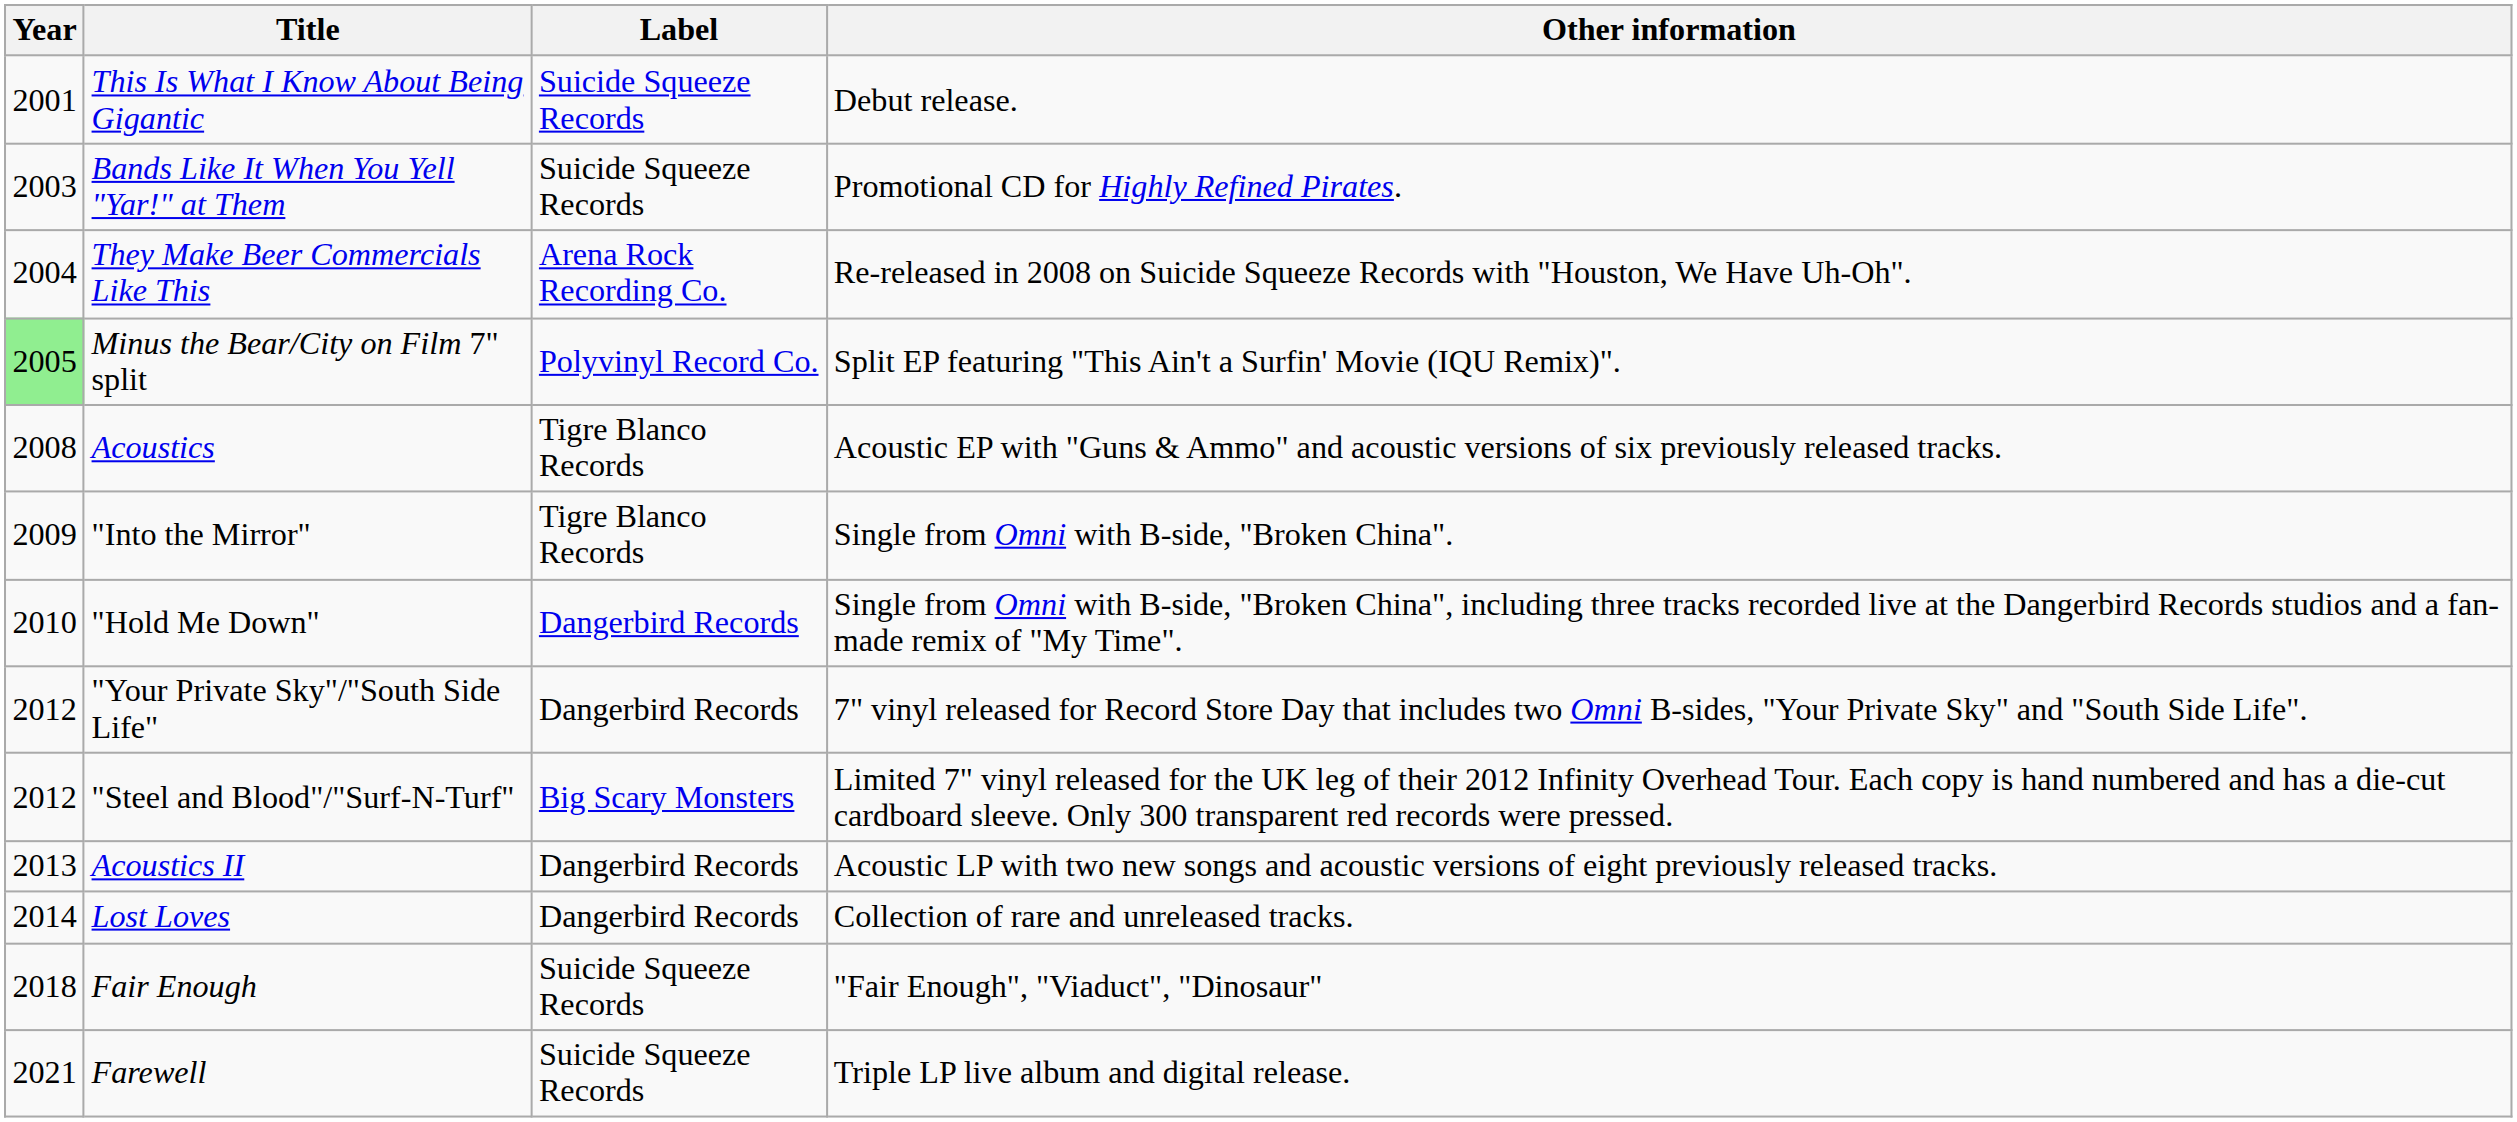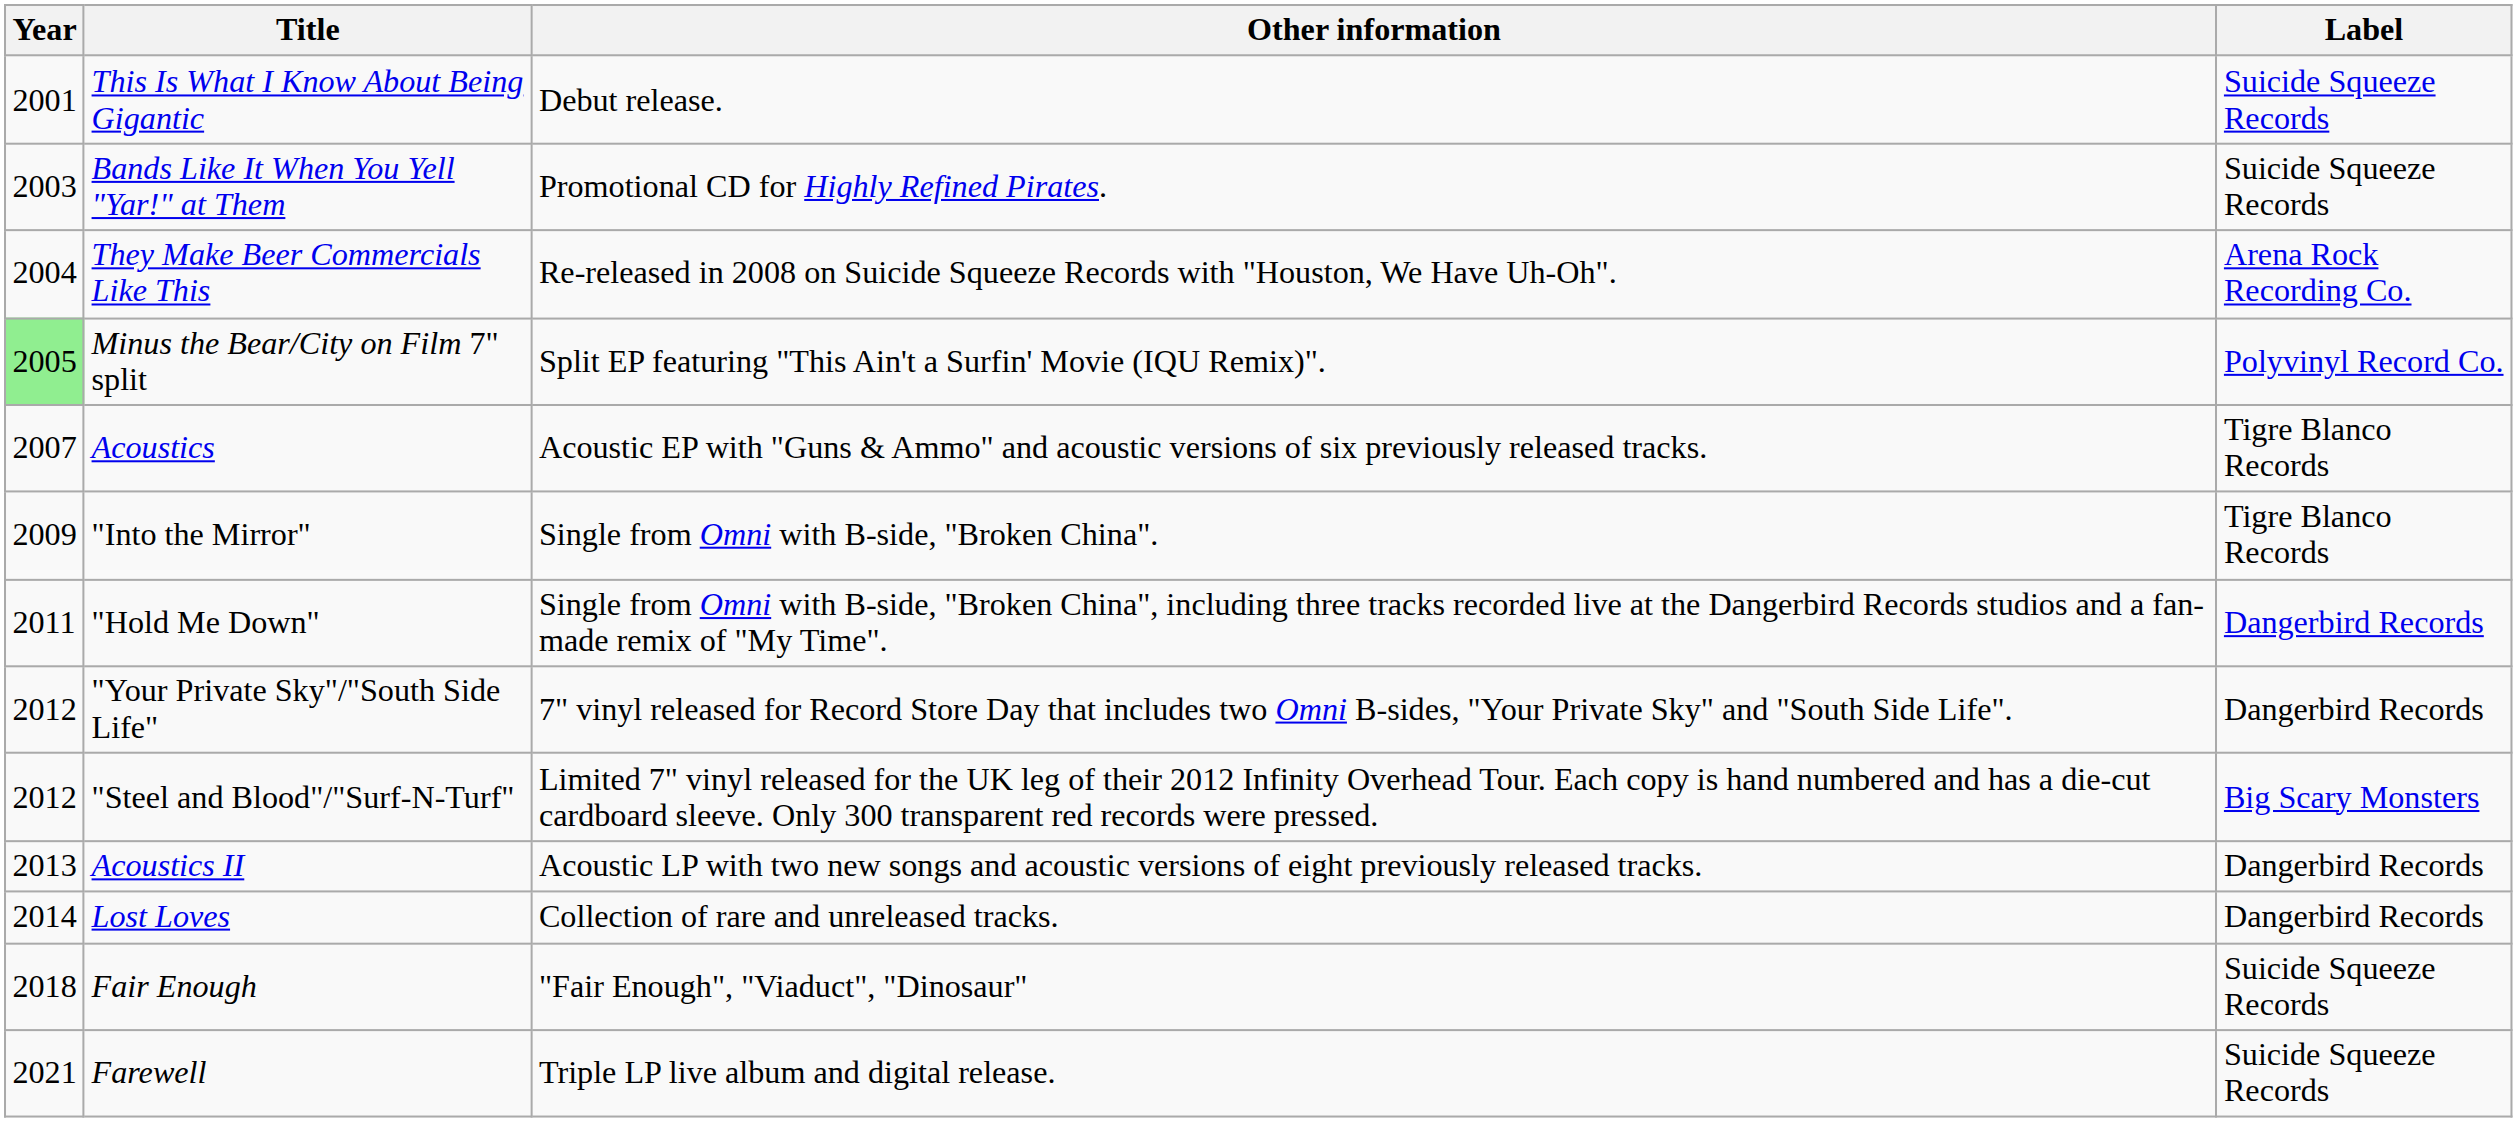columns swapped: (679, 30) <-> (1669, 30)
(45, 447) 2008 -> (45, 447) 2007
(45, 622) 2010 -> (44, 622) 2011
